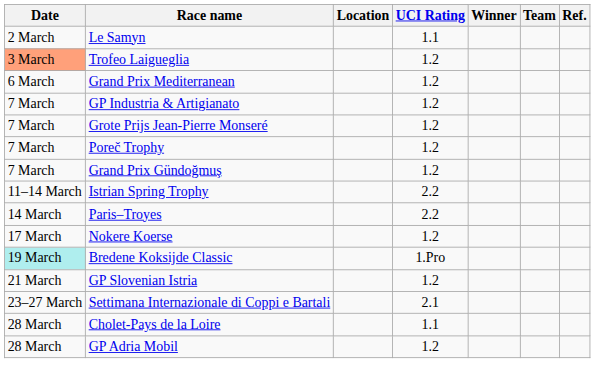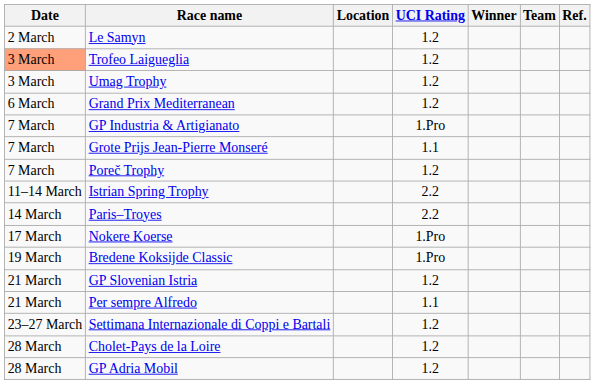(430, 37) 1.1 -> (430, 37) 1.2
+ row: (128, 81)
(430, 103) 1.2 -> (430, 125) 1.Pro
(430, 125) 1.2 -> (430, 147) 1.1
- row: (155, 170)
(430, 236) 1.2 -> (430, 236) 1.Pro
(35, 258) paleturquoise background -> (35, 258) no background
+ row: (143, 302)
(430, 302) 2.1 -> (430, 324) 1.2
(430, 324) 1.1 -> (430, 346) 1.2
